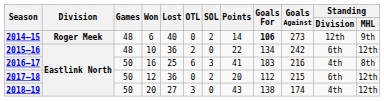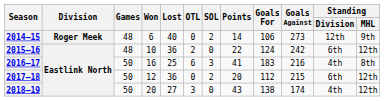(267, 37) bold -> (267, 37) normal
(267, 50) 134 -> (267, 50) 124
